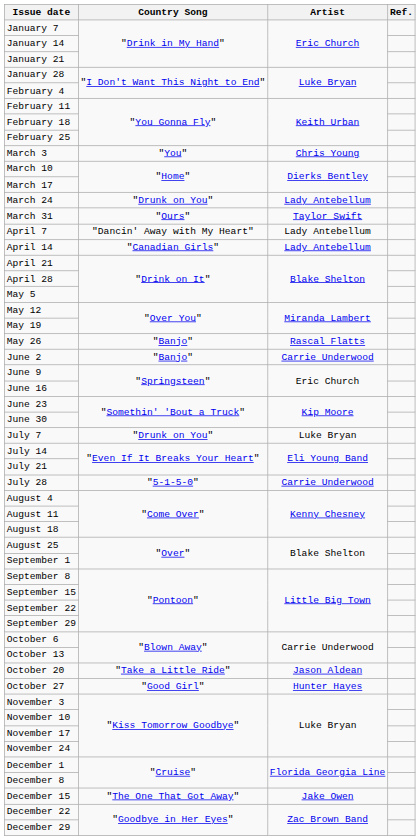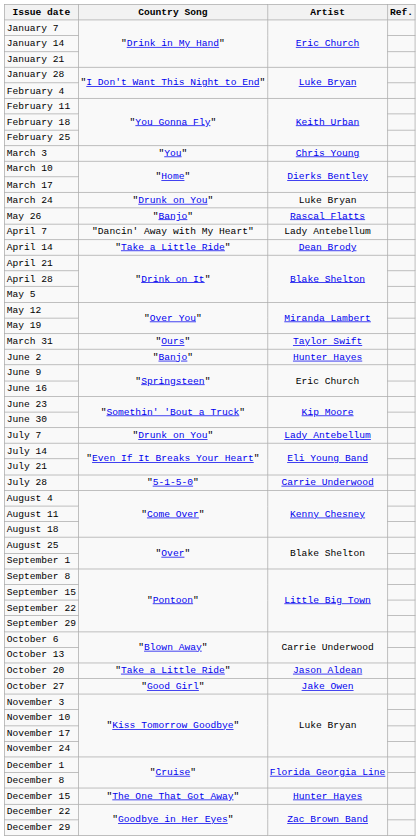(328, 200) Lady Antebellum -> (328, 200) Luke Bryan
rows swapped: (30, 216) <-> (24, 341)
(173, 247) "Canadian Girls" -> (173, 247) "Take a Little Ride"
(328, 247) Lady Antebellum -> (328, 247) Dean Brody
(328, 357) Carrie Underwood -> (328, 357) Hunter Hayes
(328, 436) Luke Bryan -> (328, 436) Lady Antebellum
(328, 686) Hunter Hayes -> (328, 686) Jake Owen
(328, 796) Jake Owen -> (328, 796) Hunter Hayes
